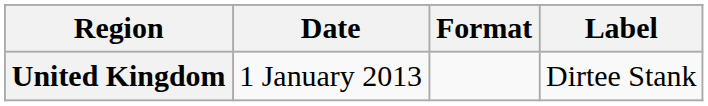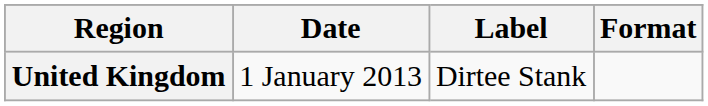columns swapped: (484, 28) <-> (621, 28)
